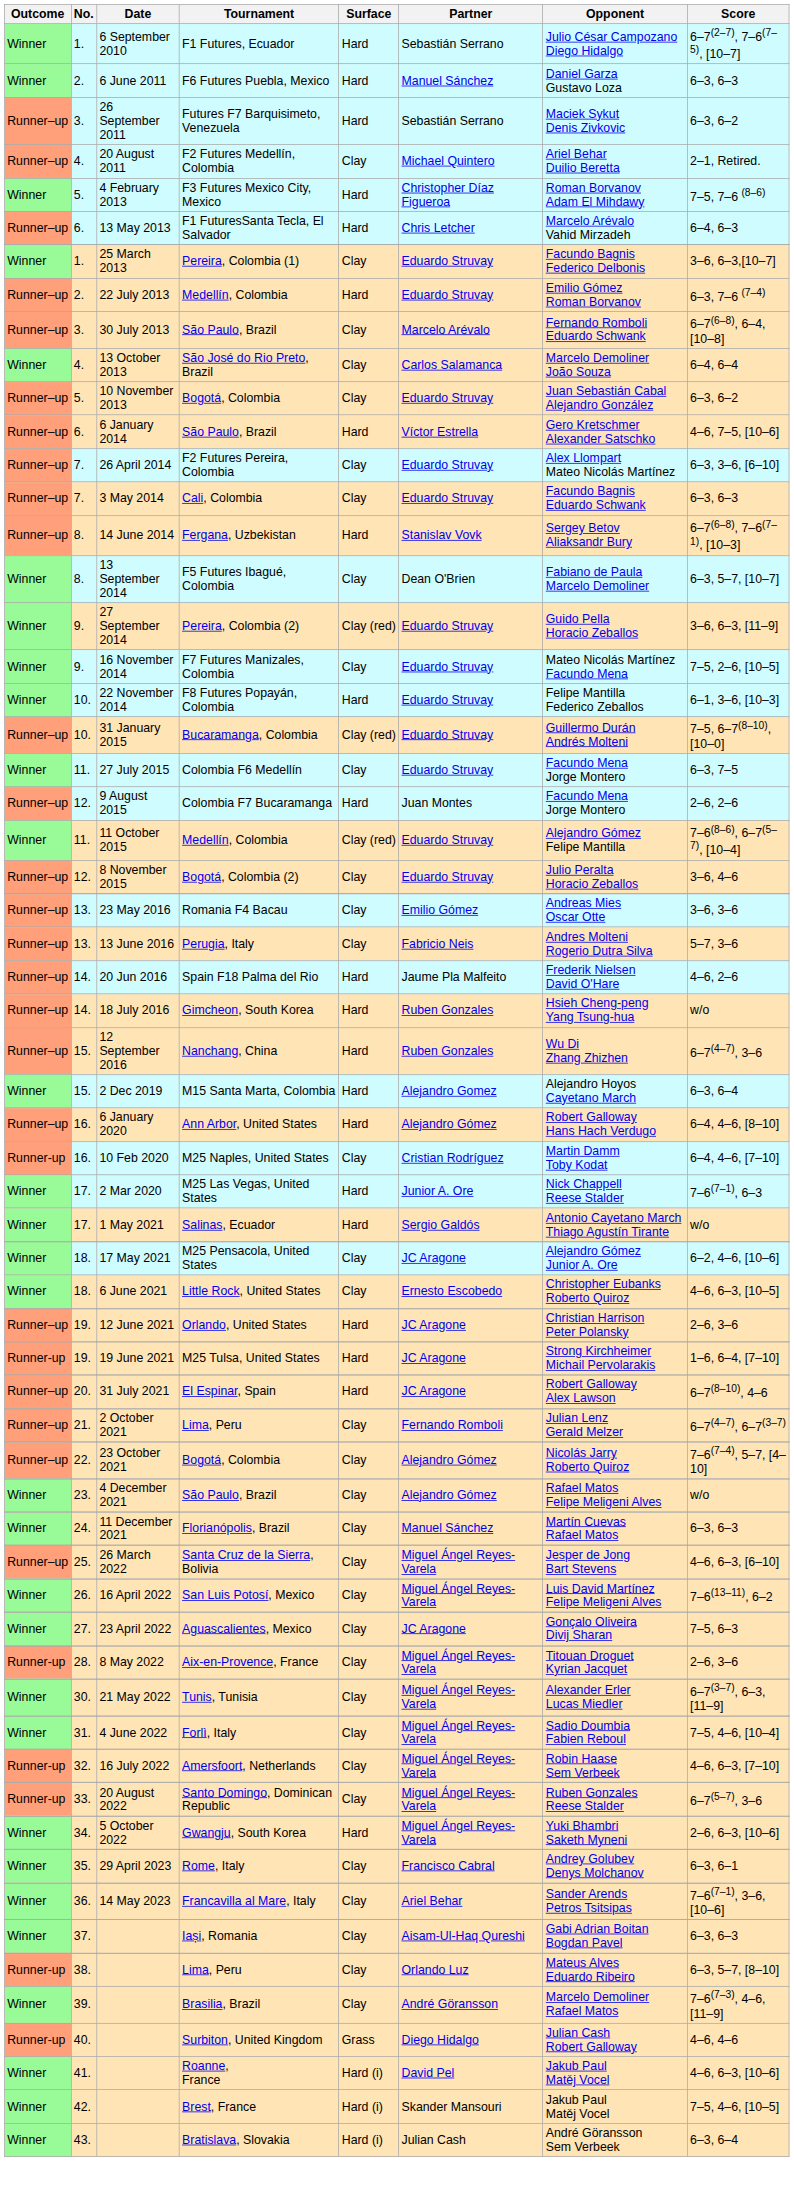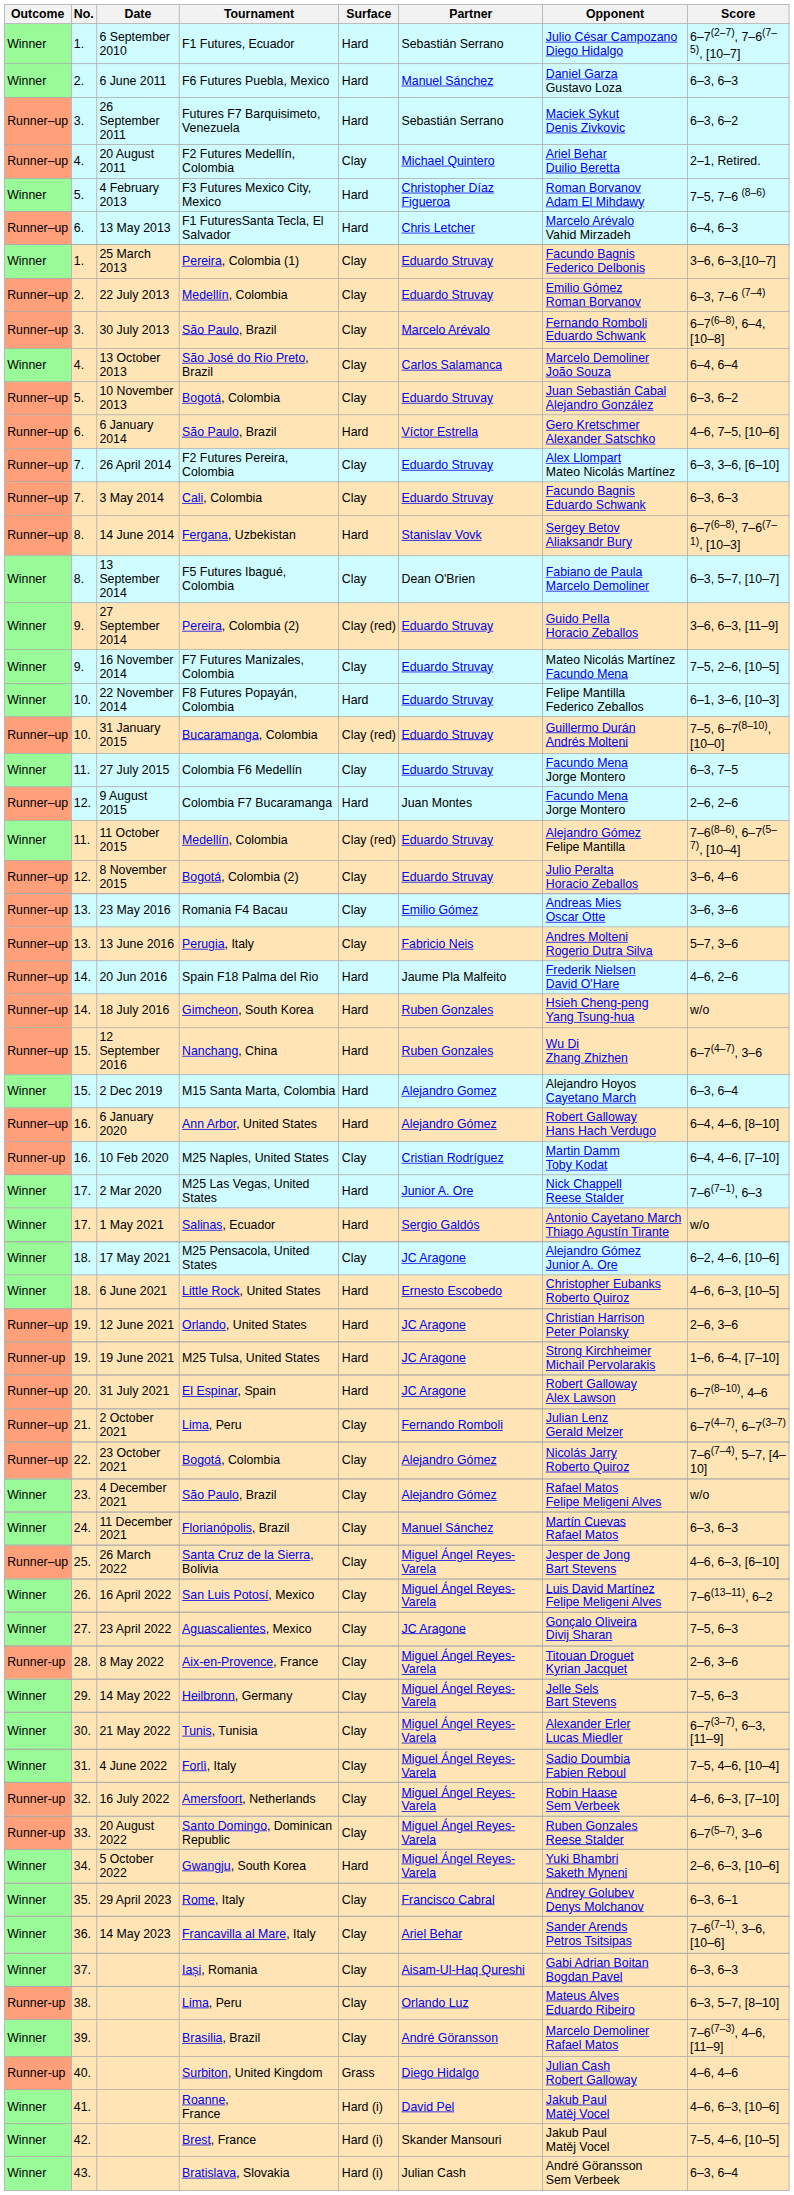(355, 295) Hard -> (354, 295) Clay
(354, 1291) Clay -> (355, 1291) Hard
+ row: (135, 1695)
